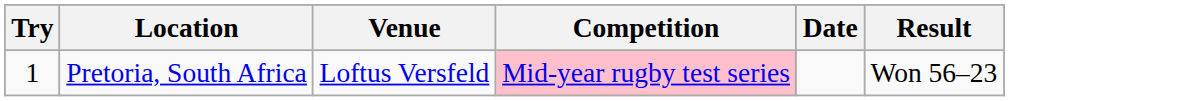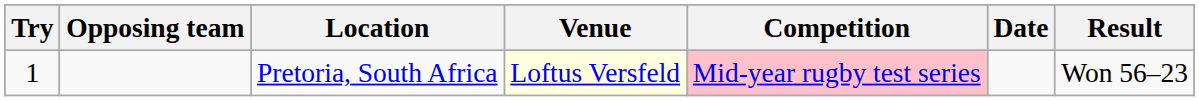+ column: (155, 27)
(404, 72) no background -> (595, 72) lightyellow background
